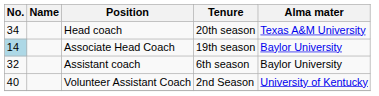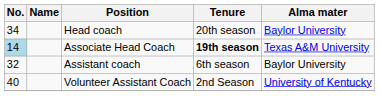(313, 30) Texas A&M University -> (305, 30) Baylor University
(226, 47) normal -> (228, 47) bold
(301, 47) Baylor University -> (317, 47) Texas A&M University
